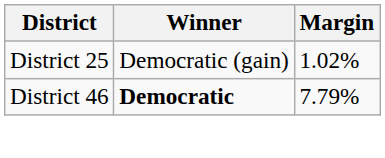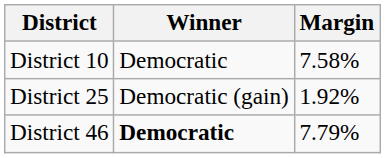+ row: (59, 59)
(329, 59) 1.02% -> (329, 96) 1.92%
